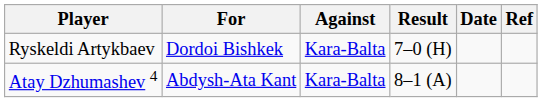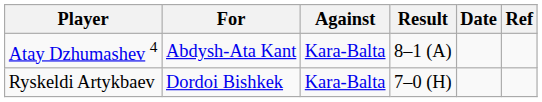rows swapped: (82, 48) <-> (83, 79)
